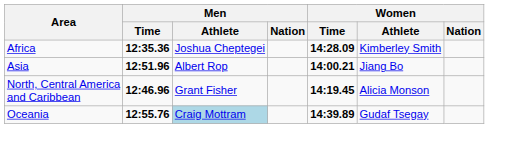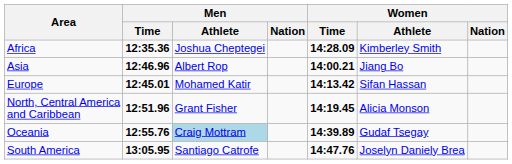(147, 66) 12:51.96 -> (147, 66) 12:46.96
+ row: (25, 84)
(147, 90) 12:46.96 -> (147, 108) 12:51.96
+ row: (43, 150)
